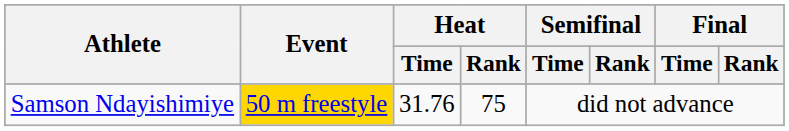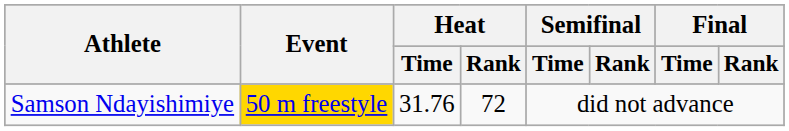(493, 104) 75 -> (493, 104) 72
